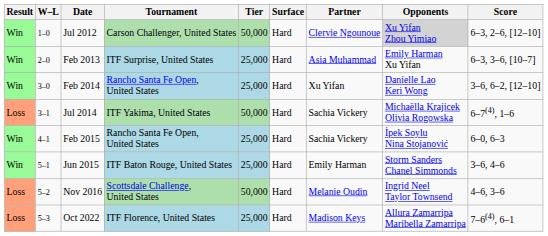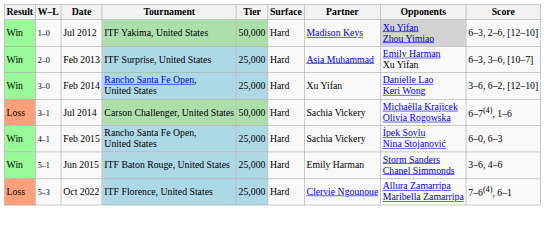(171, 33) Carson Challenger, United States -> (156, 33) ITF Yakima, United States
(345, 33) Clervie Ngounoue -> (335, 33) Madison Keys
(158, 112) ITF Yakima, United States -> (169, 112) Carson Challenger, United States
- row: (83, 191)
(337, 218) Madison Keys -> (342, 191) Clervie Ngounoue
